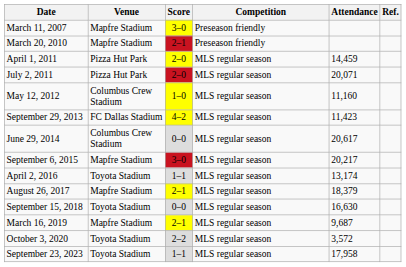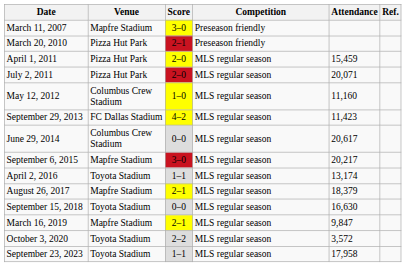(121, 44) Mapfre Stadium -> (119, 44) Pizza Hut Park
(344, 59) 14,459 -> (344, 59) 15,459
(342, 223) 9,687 -> (342, 223) 9,847
